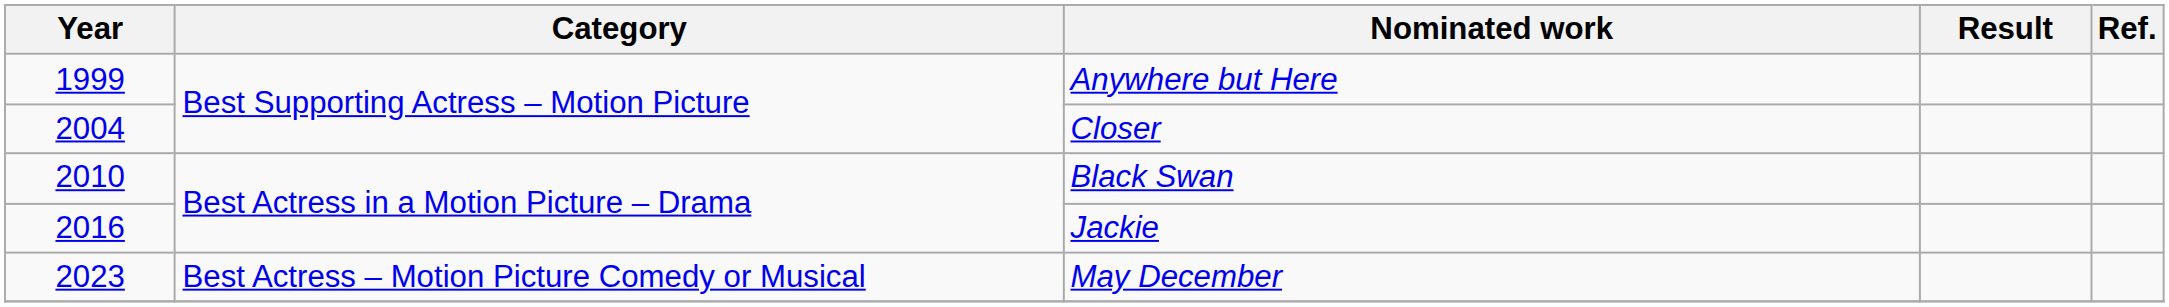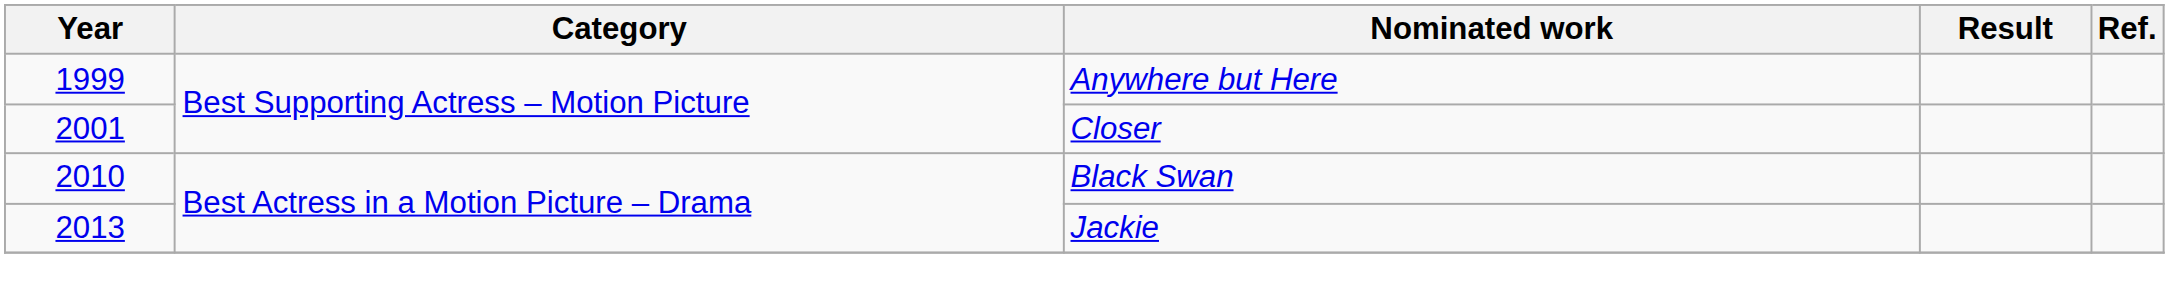(90, 128) 2004 -> (90, 128) 2001
(90, 227) 2016 -> (90, 227) 2013
- row: (1176, 276)
